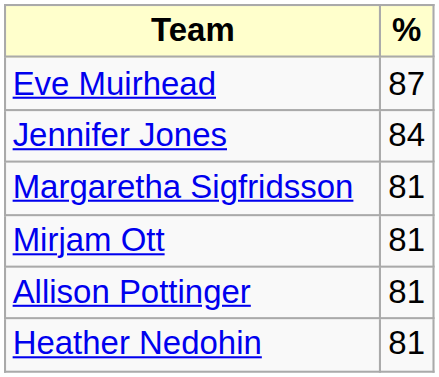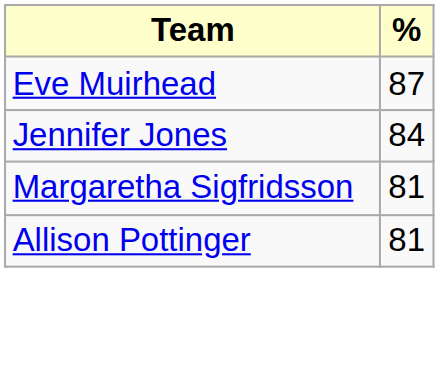- row: (89, 239)
- row: (137, 344)
